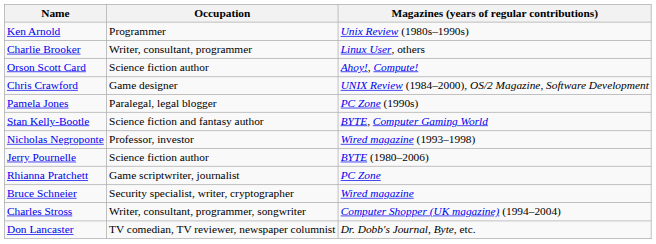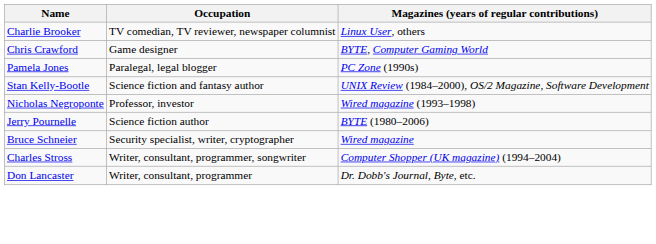- row: (34, 31)
(181, 49) Writer, consultant, programmer -> (222, 31) TV comedian, TV reviewer, newspaper columnist
- row: (46, 67)
(495, 85) UNIX Review (1984–2000), OS/2 Magazine, Software Development -> (414, 49) BYTE, Computer Gaming World
(414, 121) BYTE, Computer Gaming World -> (495, 85) UNIX Review (1984–2000), OS/2 Magazine, Software Development
- row: (48, 175)
(222, 229) TV comedian, TV reviewer, newspaper columnist -> (181, 175) Writer, consultant, programmer
